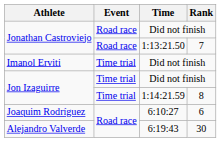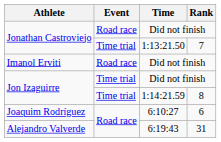(116, 46) Road race -> (116, 46) Time trial
(116, 63) Time trial -> (116, 63) Road race
(201, 129) 30 -> (201, 129) 31
